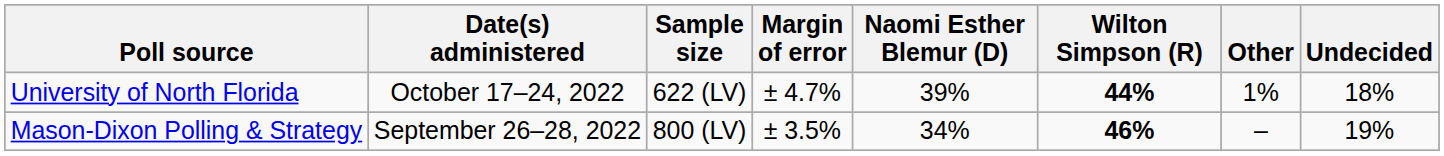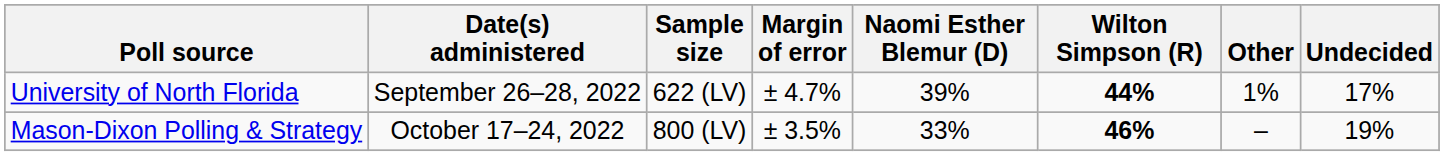(507, 92) October 17–24, 2022 -> (507, 92) September 26–28, 2022
(1369, 92) 18% -> (1369, 92) 17%
(507, 131) September 26–28, 2022 -> (507, 131) October 17–24, 2022
(945, 131) 34% -> (945, 131) 33%
